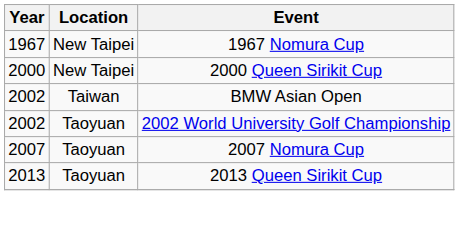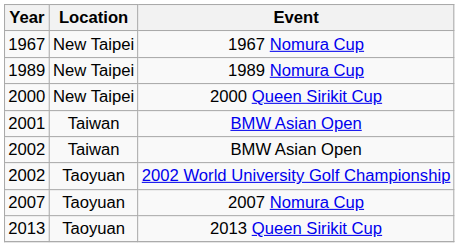+ row: (27, 70)
+ row: (27, 123)
